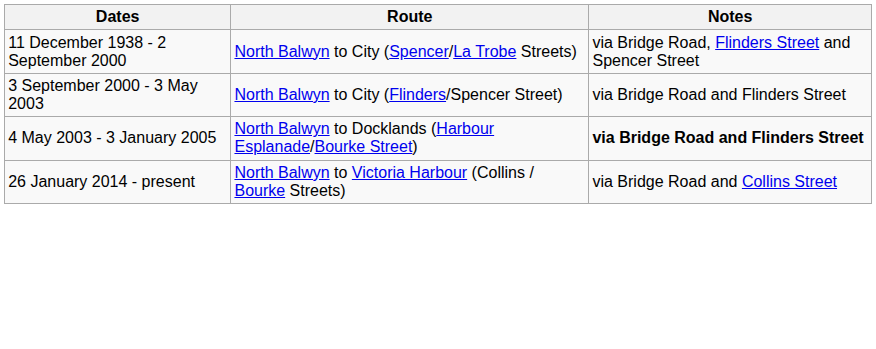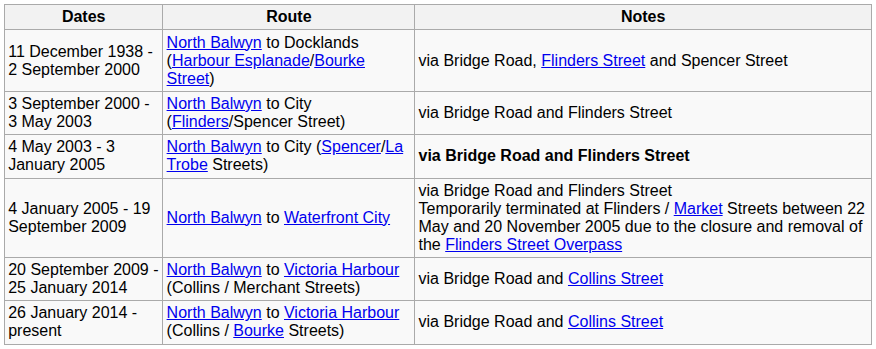(406, 51) North Balwyn to City (Spencer/La Trobe Streets) -> (266, 60) North Balwyn to Docklands (Harbour Esplanade/Bourke Street)
(364, 138) North Balwyn to Docklands (Harbour Esplanade/Bourke Street) -> (285, 156) North Balwyn to City (Spencer/La Trobe Streets)
+ row: (79, 217)
+ row: (83, 279)
